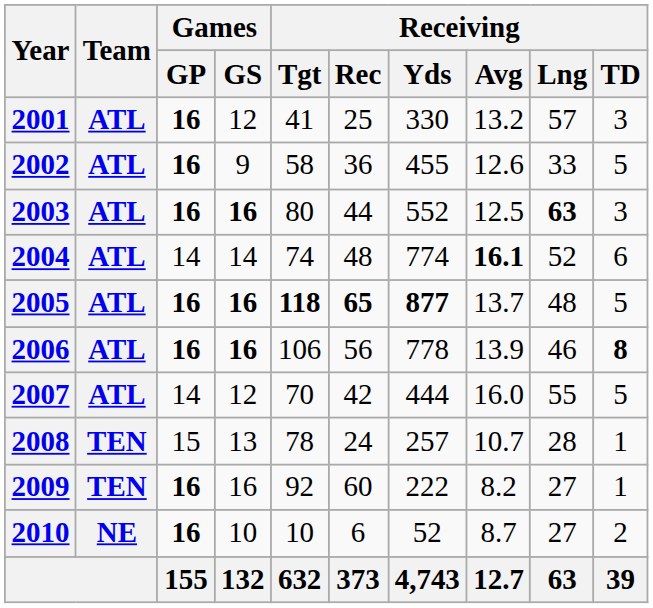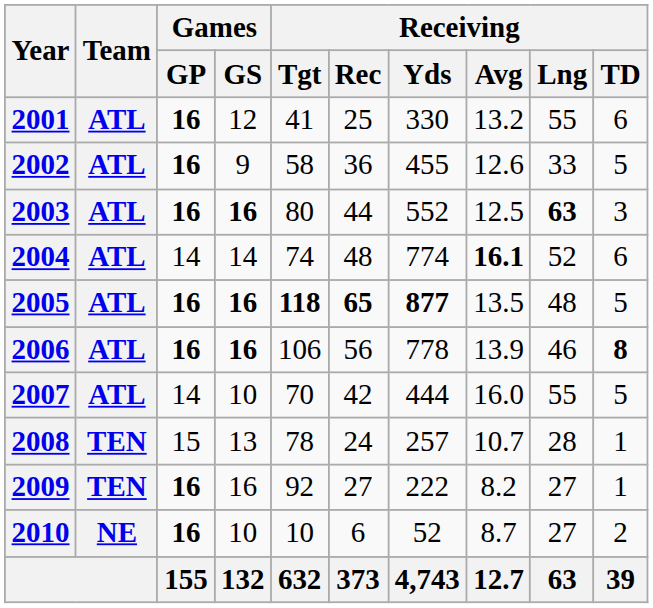(562, 119) 57 -> (562, 119) 55
(621, 119) 3 -> (621, 119) 6
(499, 303) 13.7 -> (499, 303) 13.5
(243, 394) 12 -> (243, 394) 10
(358, 486) 60 -> (358, 486) 27
